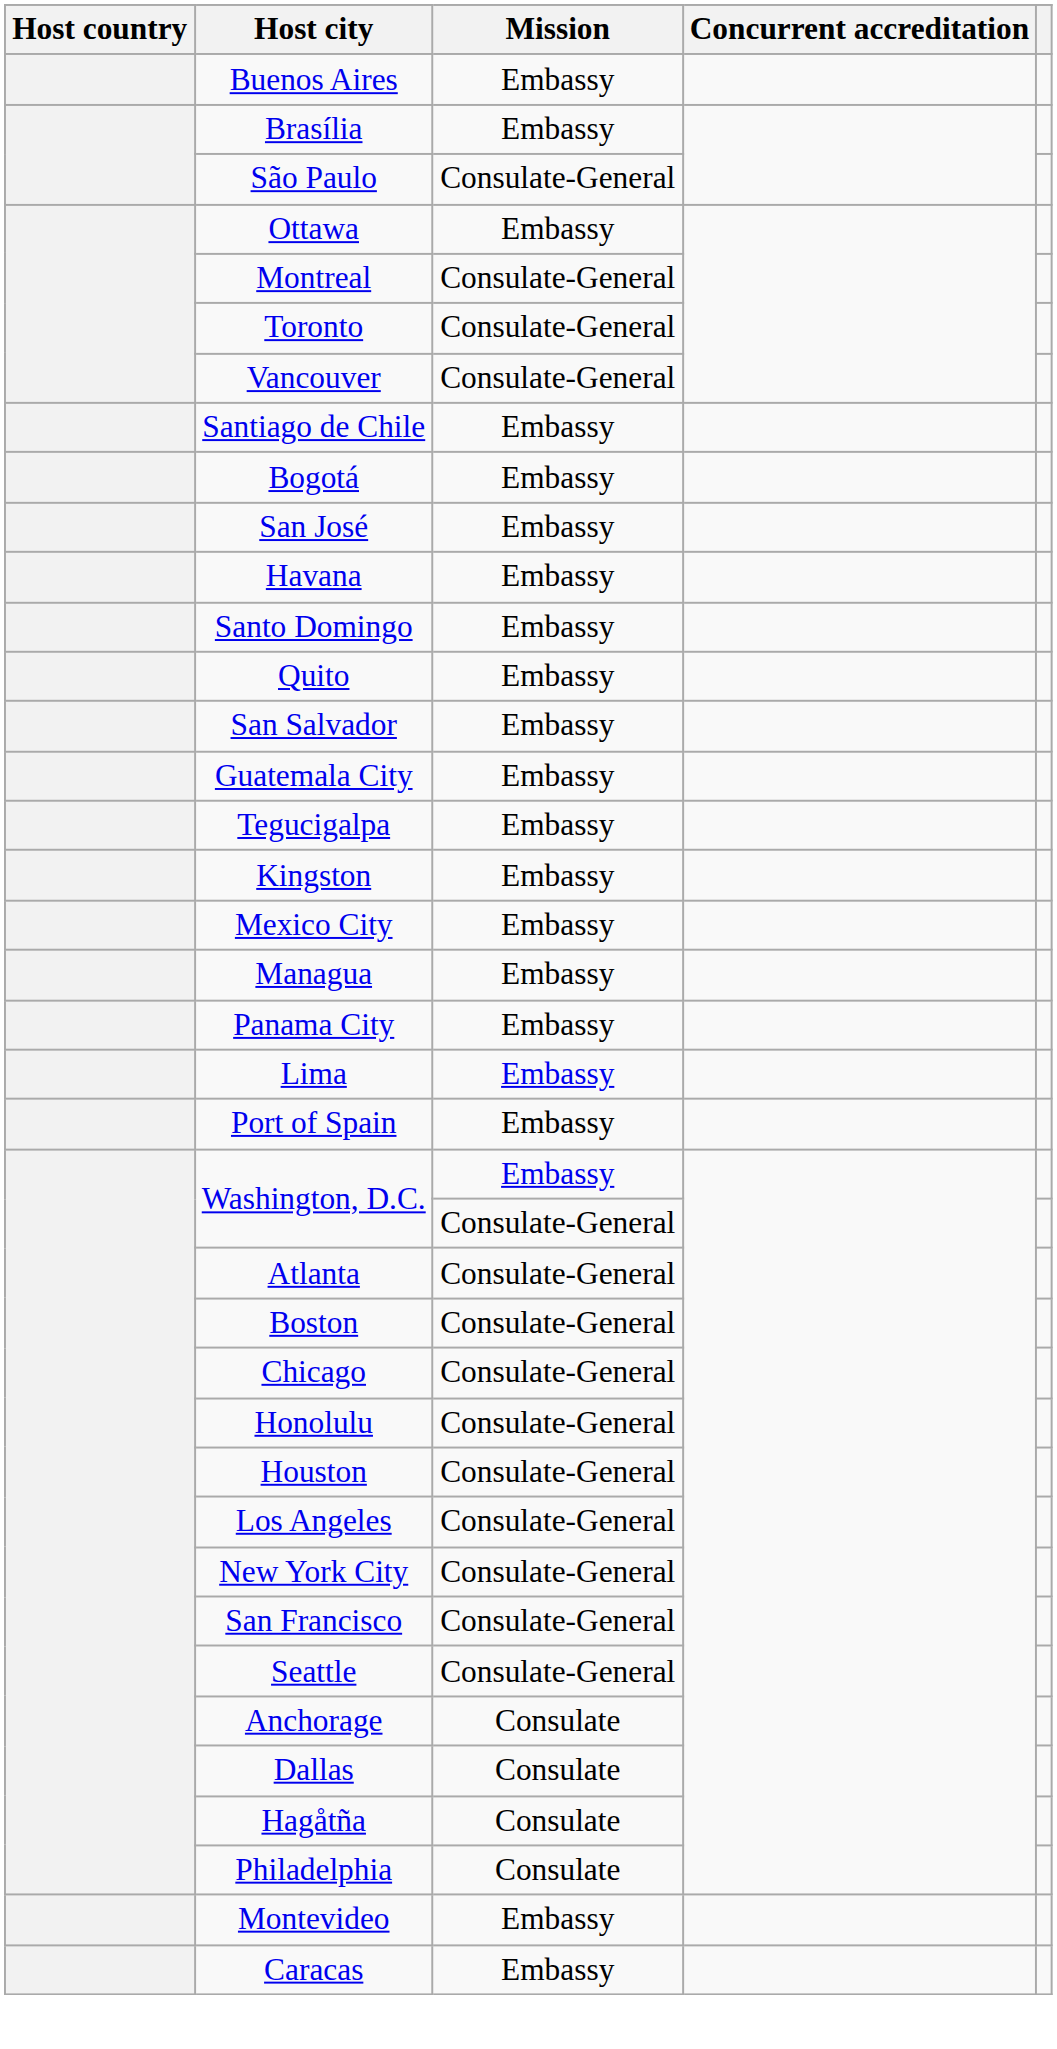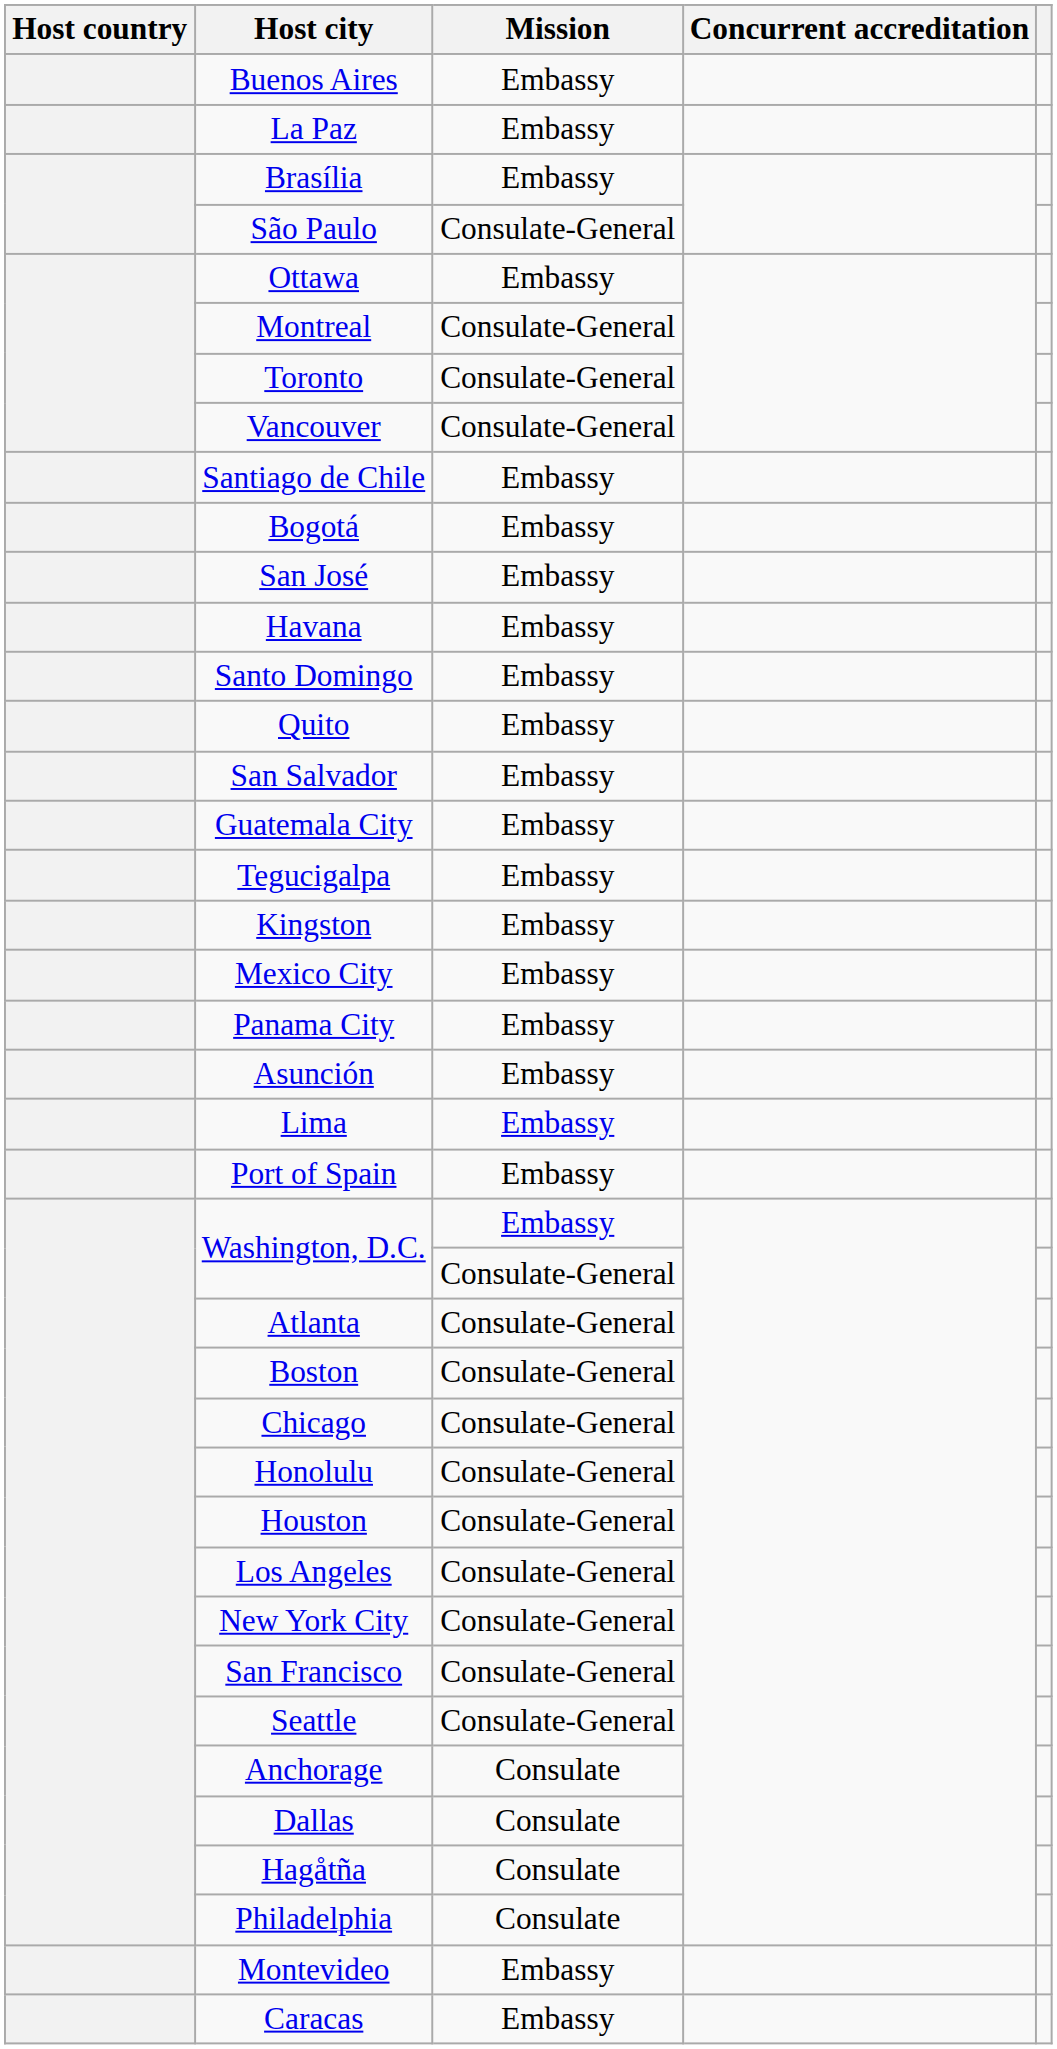+ row: (314, 128)
- row: (314, 974)
+ row: (314, 1073)
